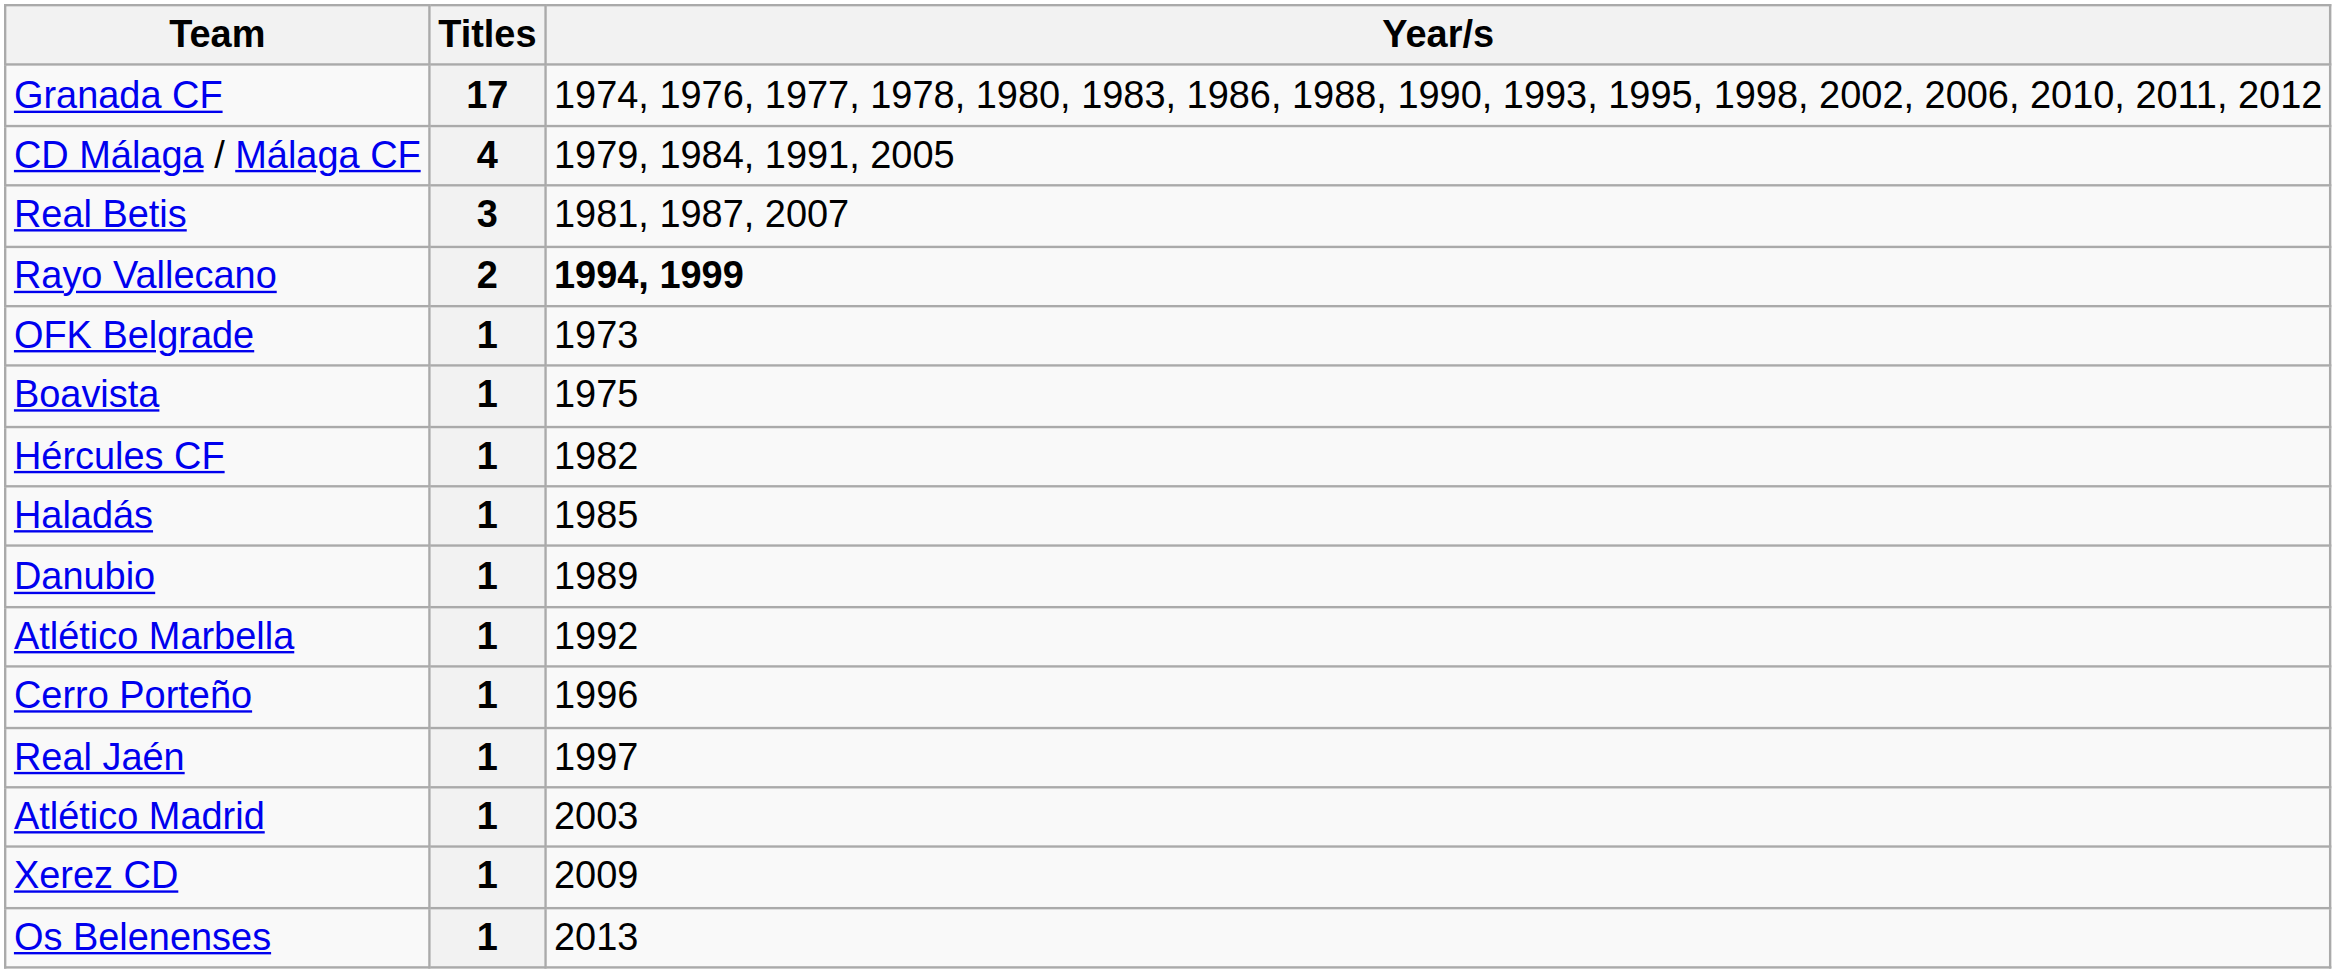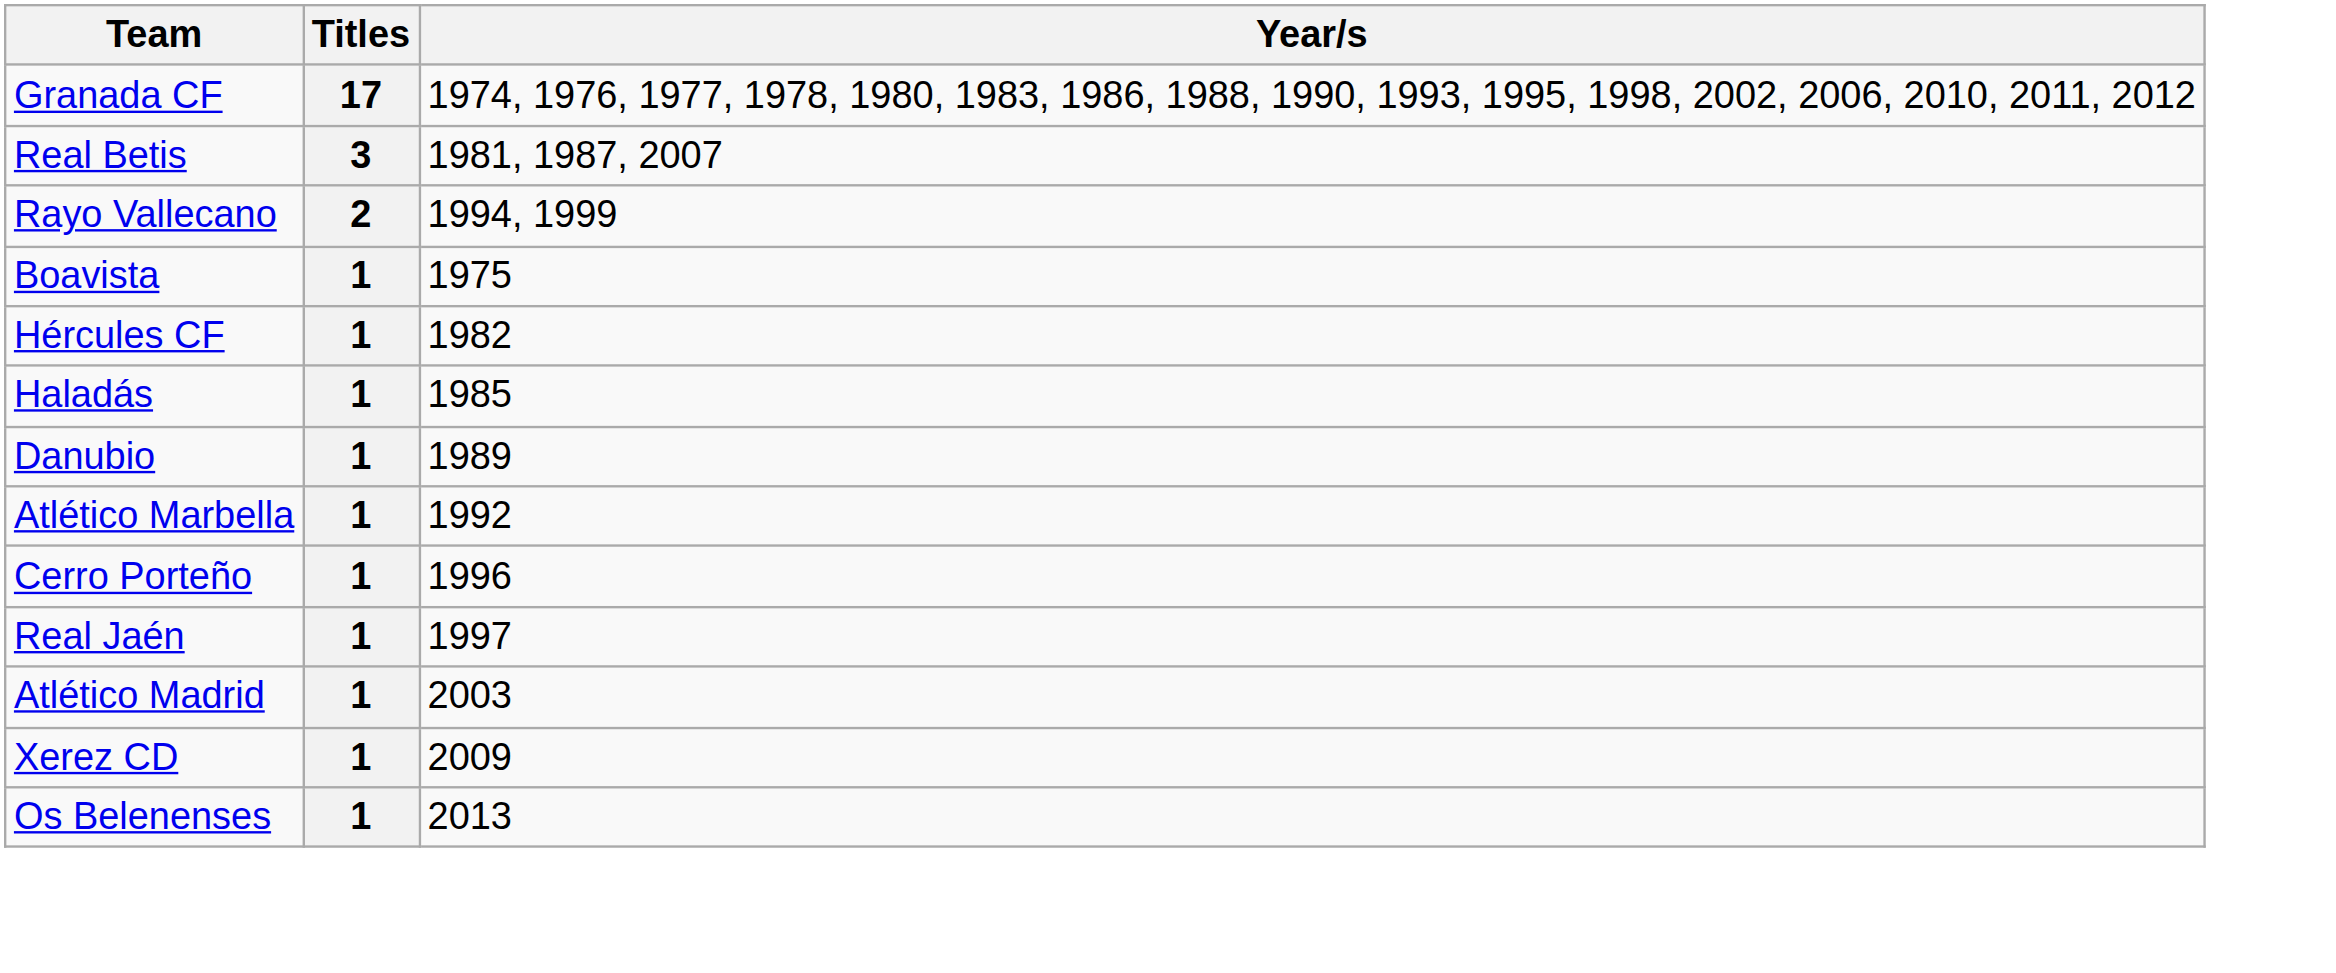- row: (217, 154)
(649, 275) bold -> (522, 214) normal
- row: (134, 335)
